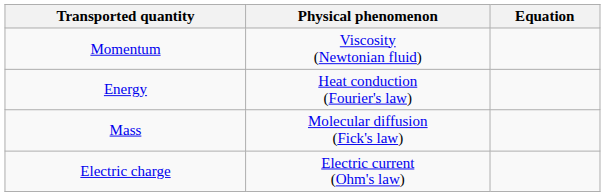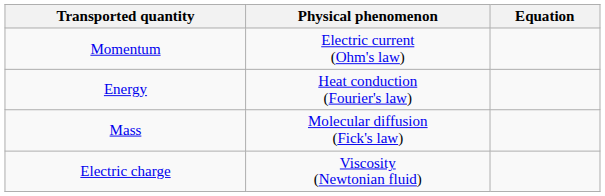(368, 48) Viscosity (Newtonian fluid) -> (368, 48) Electric current (Ohm's law)
(368, 171) Electric current (Ohm's law) -> (368, 171) Viscosity (Newtonian fluid)
